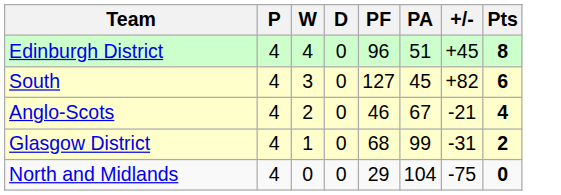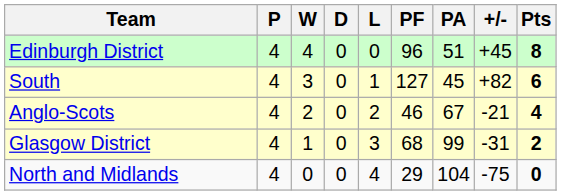+ column: (374, 19)
